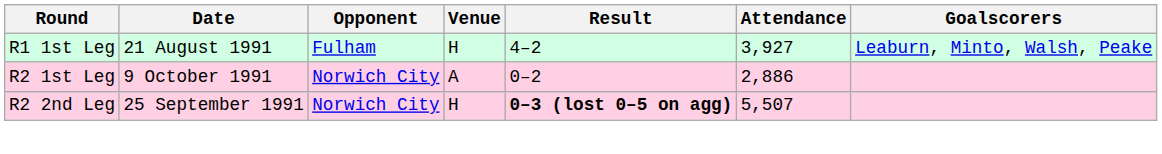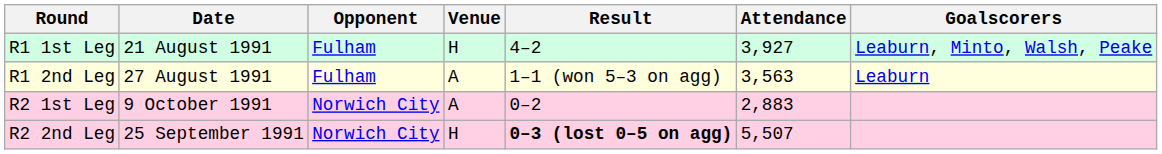+ row: (62, 77)
(767, 77) 2,886 -> (767, 106) 2,883
